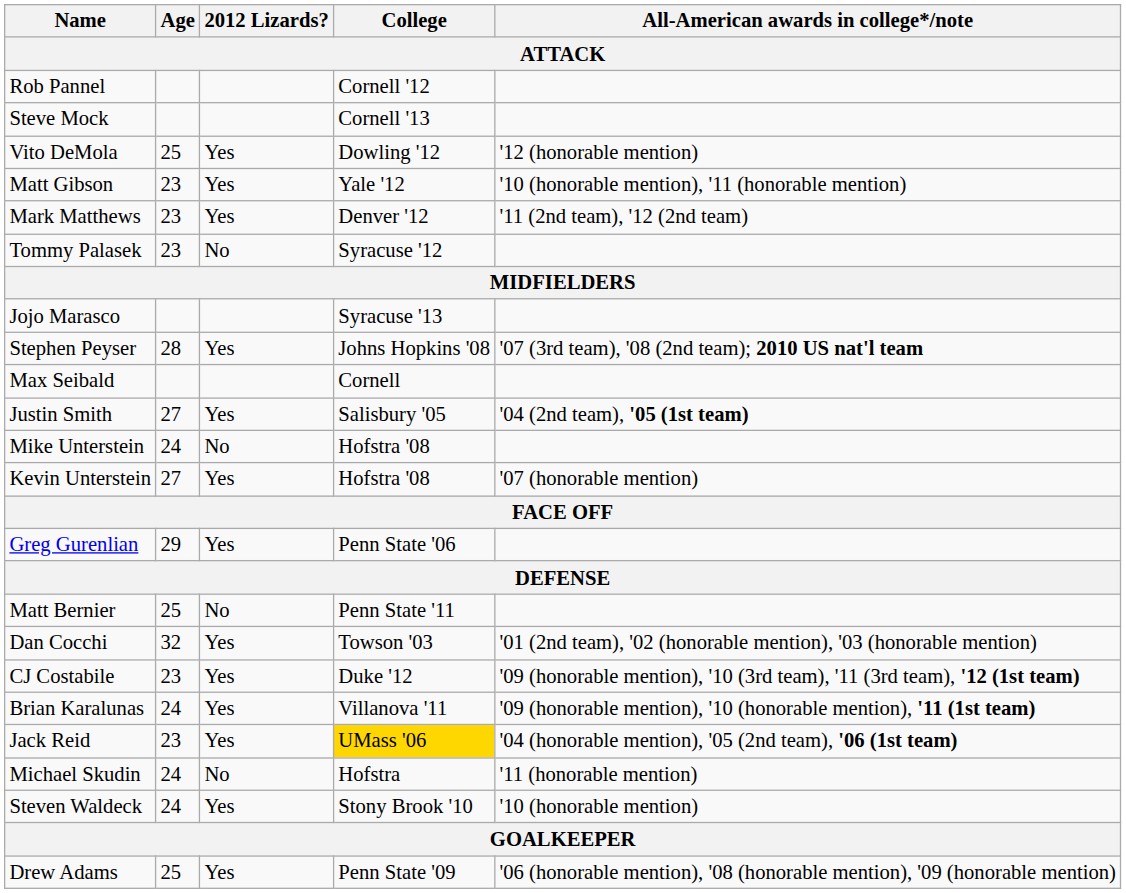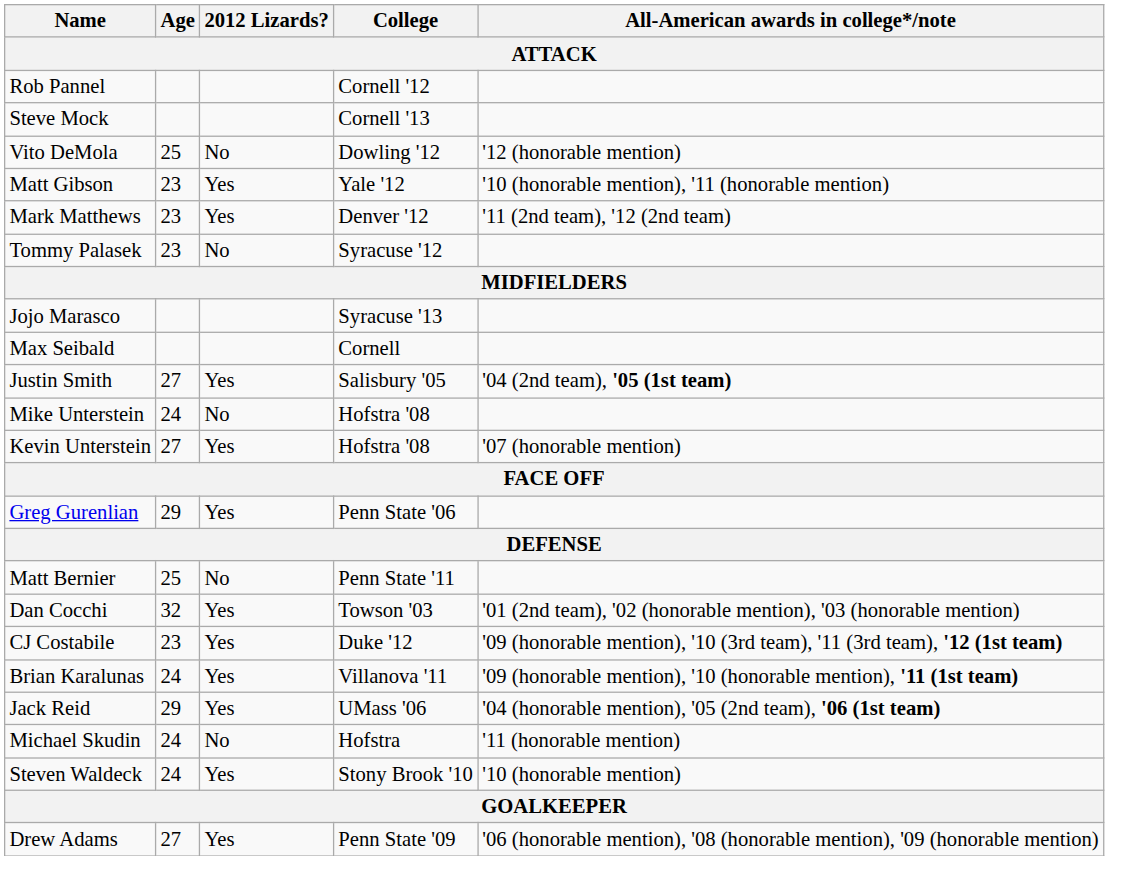(219, 151) Yes -> (217, 151) No
- row: (73, 348)
(171, 741) 23 -> (171, 708) 29
(382, 741) gold background -> (382, 708) no background
(171, 871) 25 -> (171, 839) 27
